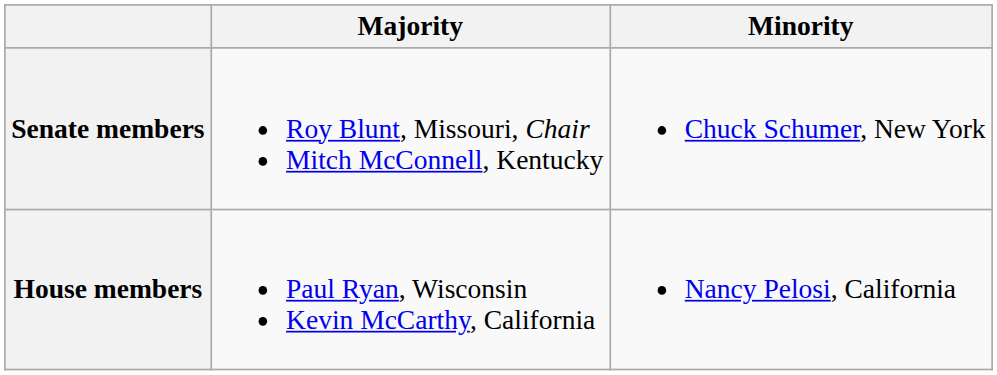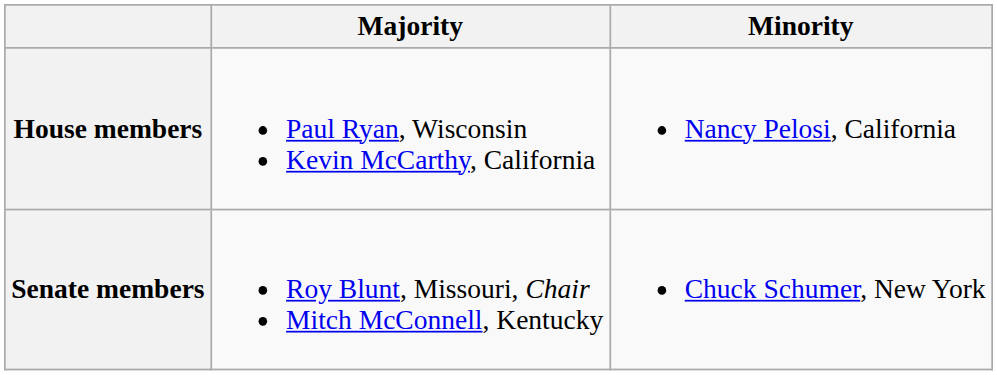rows swapped: (108, 128) <-> (108, 289)
